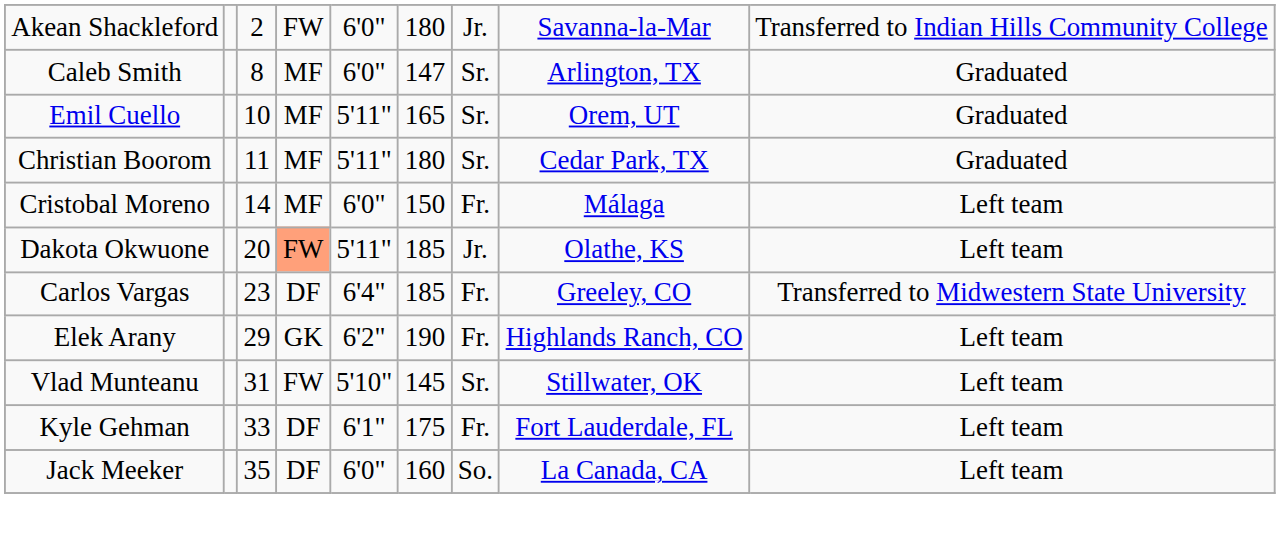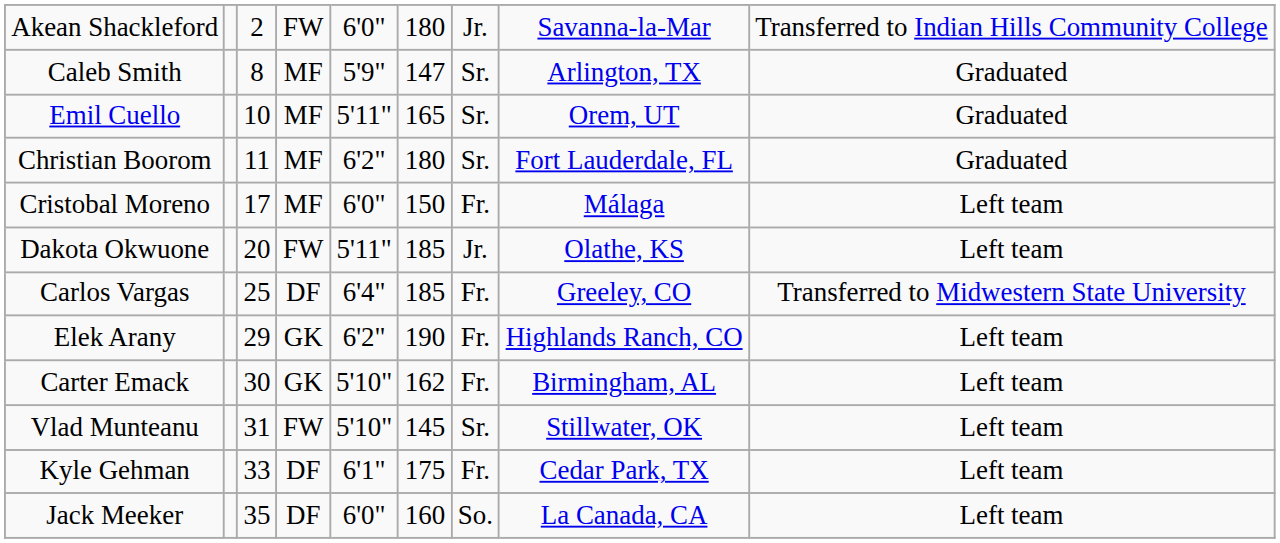(364, 71) 6'0" -> (364, 71) 5'9"
(364, 160) 5'11" -> (364, 160) 6'2"
(624, 160) Cedar Park, TX -> (624, 160) Fort Lauderdale, FL
(257, 204) 14 -> (257, 204) 17
(303, 249) lightsalmon background -> (303, 249) no background
(257, 293) 23 -> (257, 293) 25
+ row: (115, 382)
(624, 426) Fort Lauderdale, FL -> (624, 471) Cedar Park, TX
